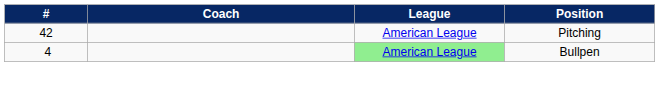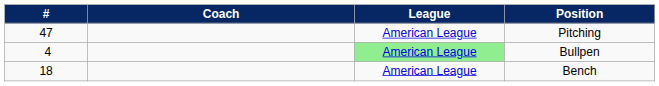(46, 33) 42 -> (46, 33) 47
+ row: (580, 71)
